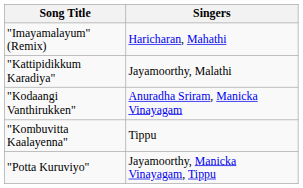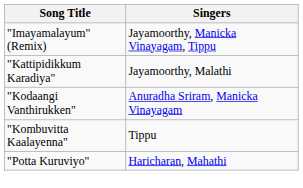(177, 39) Haricharan, Mahathi -> (182, 39) Jayamoorthy, Manicka Vinayagam, Tippu
(182, 167) Jayamoorthy, Manicka Vinayagam, Tippu -> (177, 161) Haricharan, Mahathi
